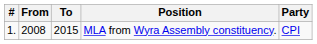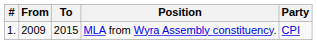(33, 30) 2008 -> (33, 30) 2009
